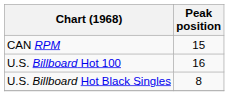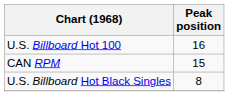rows swapped: (34, 44) <-> (64, 63)
